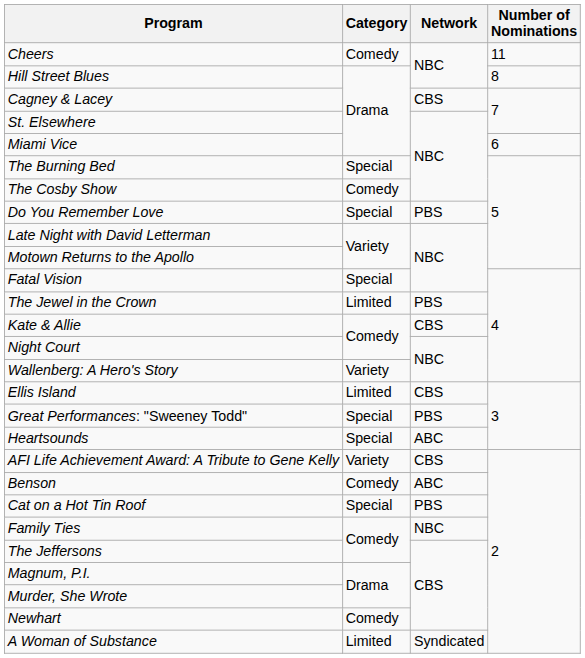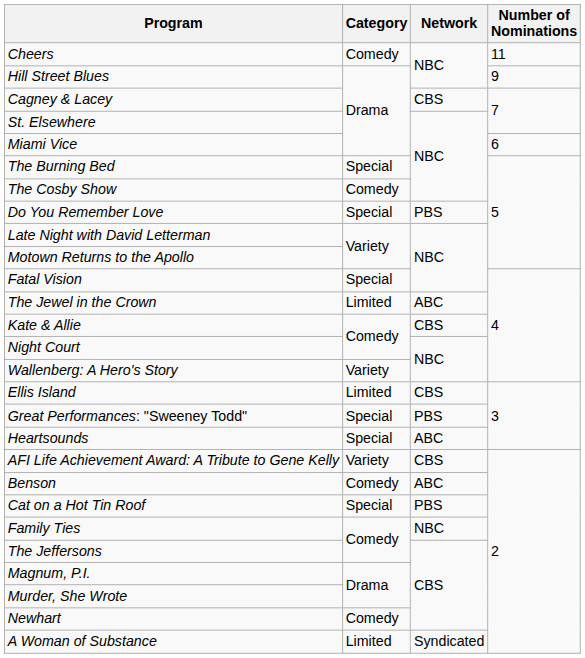(495, 76) 8 -> (495, 76) 9
(428, 302) PBS -> (429, 302) ABC
